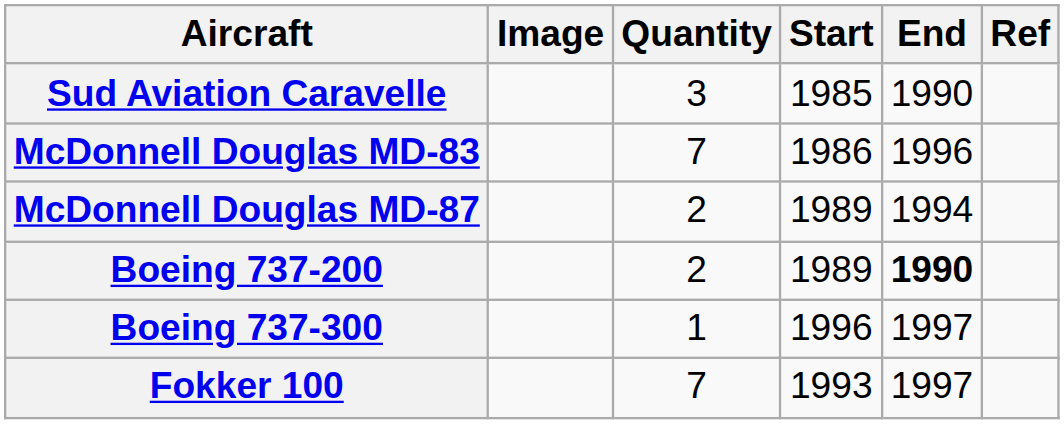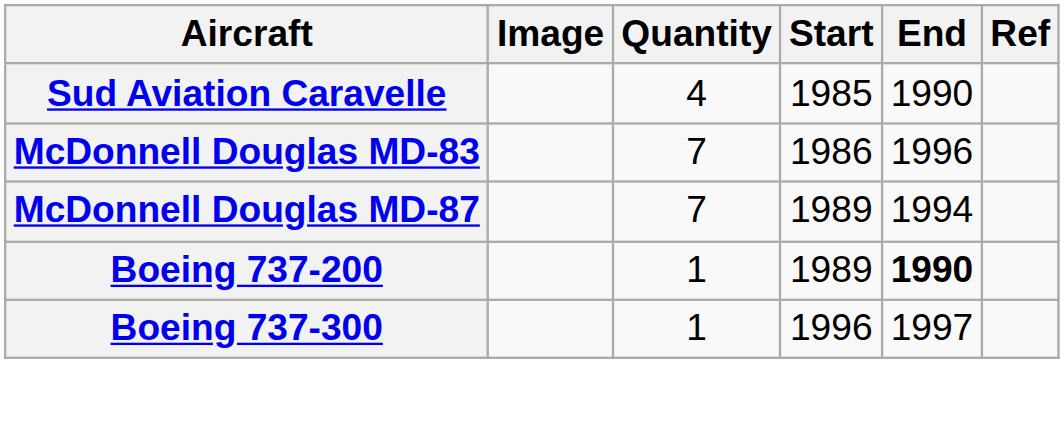(697, 92) 3 -> (697, 92) 4
(697, 210) 2 -> (697, 210) 7
(697, 269) 2 -> (697, 269) 1
- row: (247, 387)
